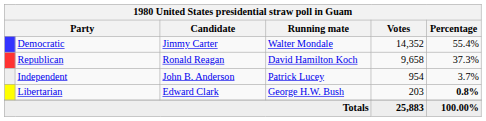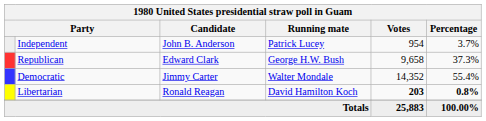rows swapped: (41, 44) <-> (42, 76)
(193, 60) Ronald Reagan -> (191, 60) Edward Clark
(313, 60) David Hamilton Koch -> (306, 60) George H.W. Bush
(191, 92) Edward Clark -> (193, 92) Ronald Reagan
(306, 92) George H.W. Bush -> (313, 92) David Hamilton Koch
(416, 92) normal -> (416, 92) bold
